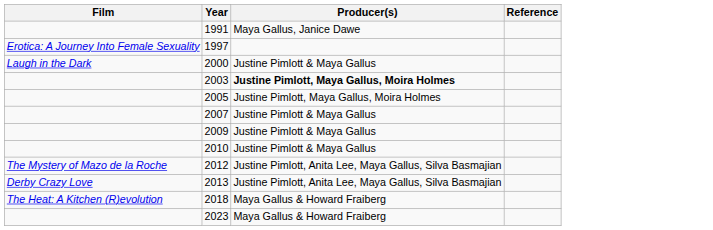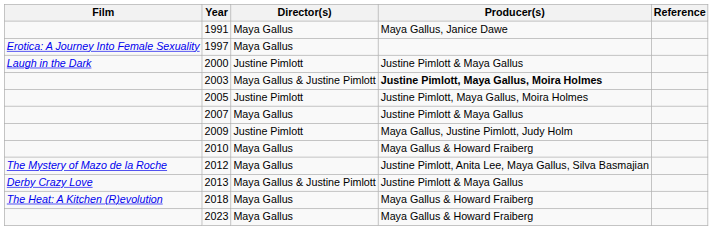+ column: (305, 13)
(305, 132) Justine Pimlott & Maya Gallus -> (477, 132) Maya Gallus, Justine Pimlott, Judy Holm
(305, 149) Justine Pimlott & Maya Gallus -> (457, 149) Maya Gallus & Howard Fraiberg
(367, 183) Justine Pimlott, Anita Lee, Maya Gallus, Silva Basmajian -> (452, 183) Justine Pimlott & Maya Gallus
